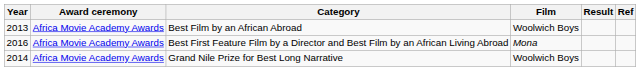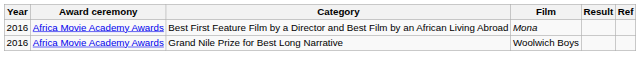- row: (235, 27)
(17, 58) 2014 -> (17, 43) 2016
